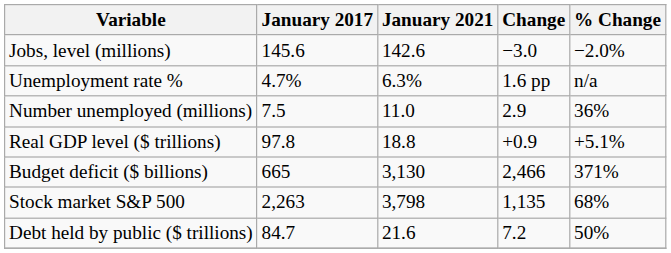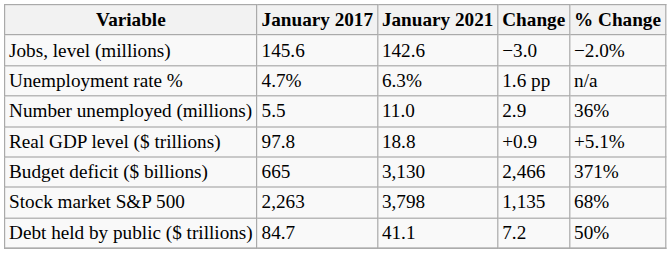(274, 111) 7.5 -> (274, 111) 5.5
(399, 232) 21.6 -> (399, 232) 41.1
